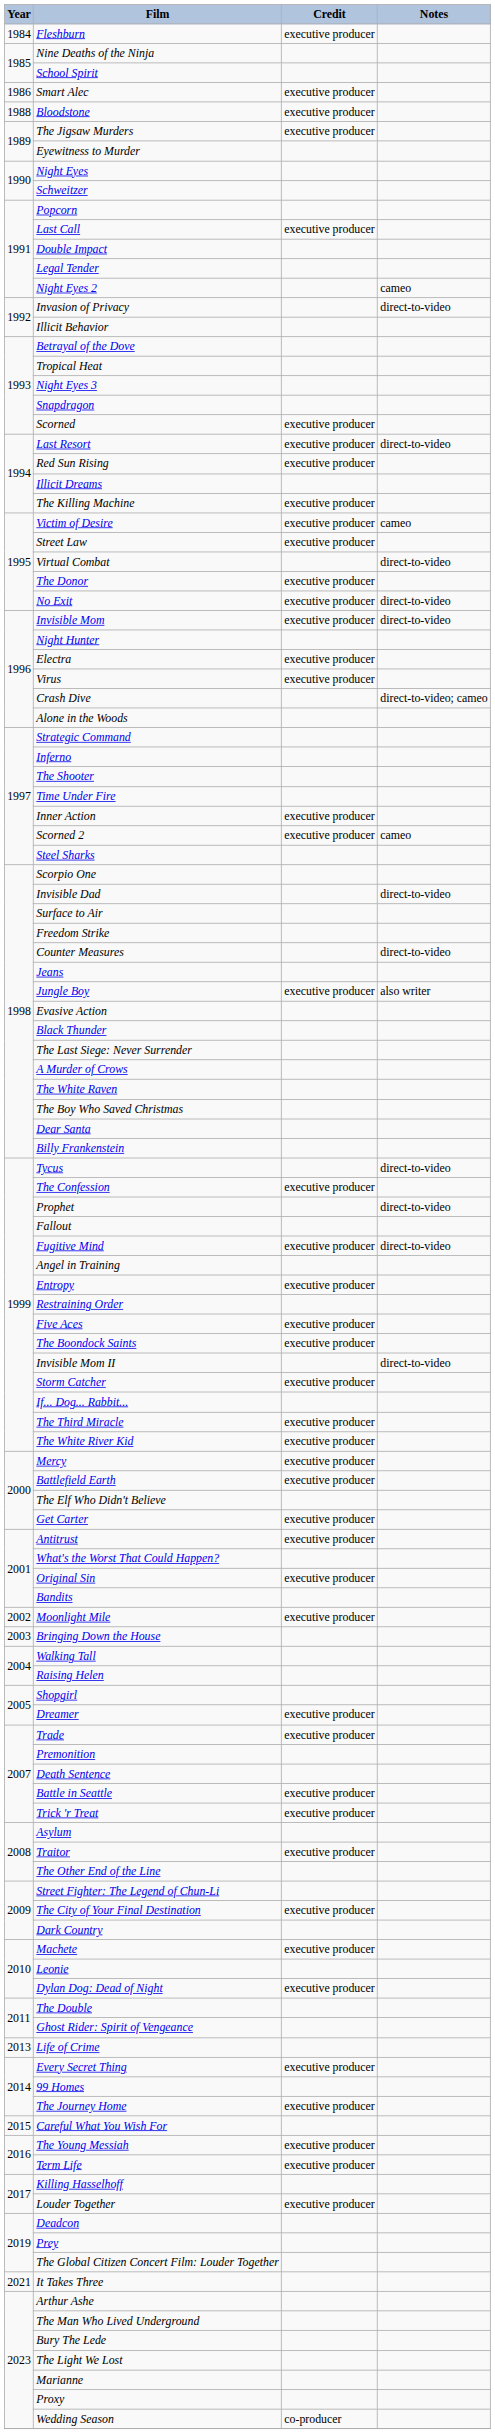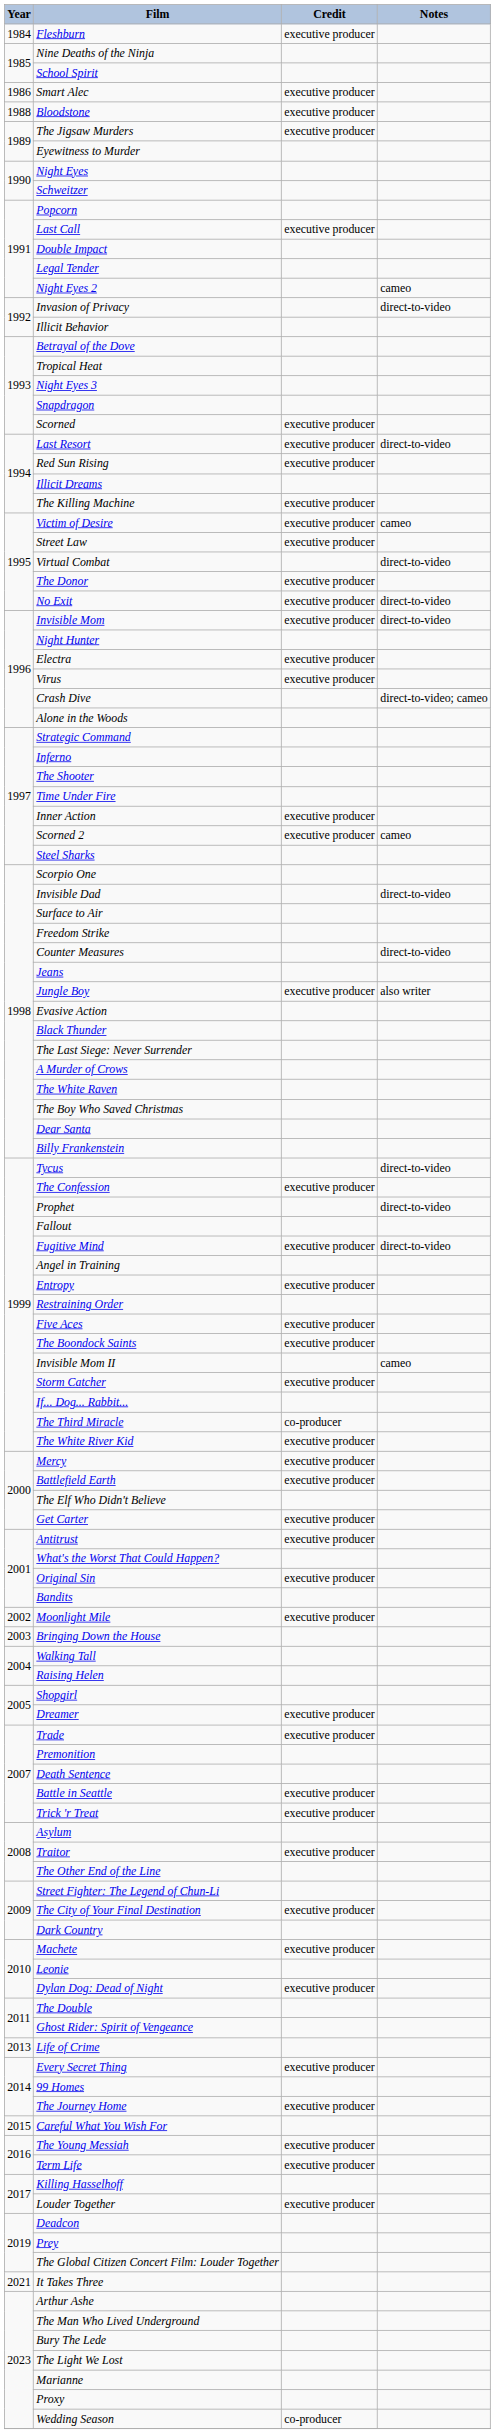(415, 1363) direct-to-video -> (396, 1363) cameo
(329, 1421) executive producer -> (313, 1421) co-producer
